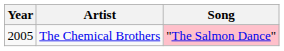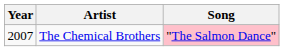(20, 35) 2005 -> (20, 35) 2007
